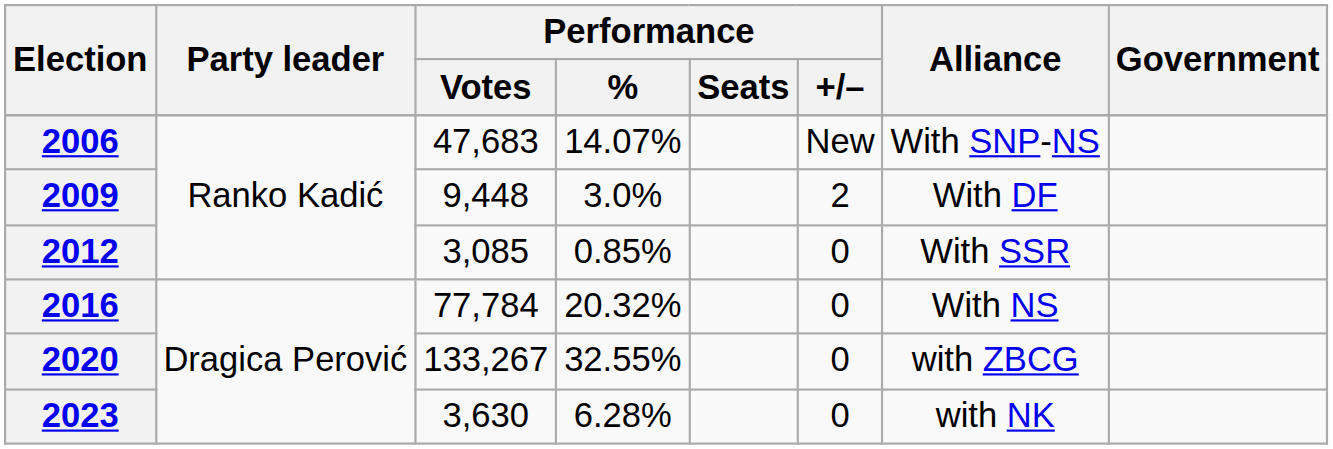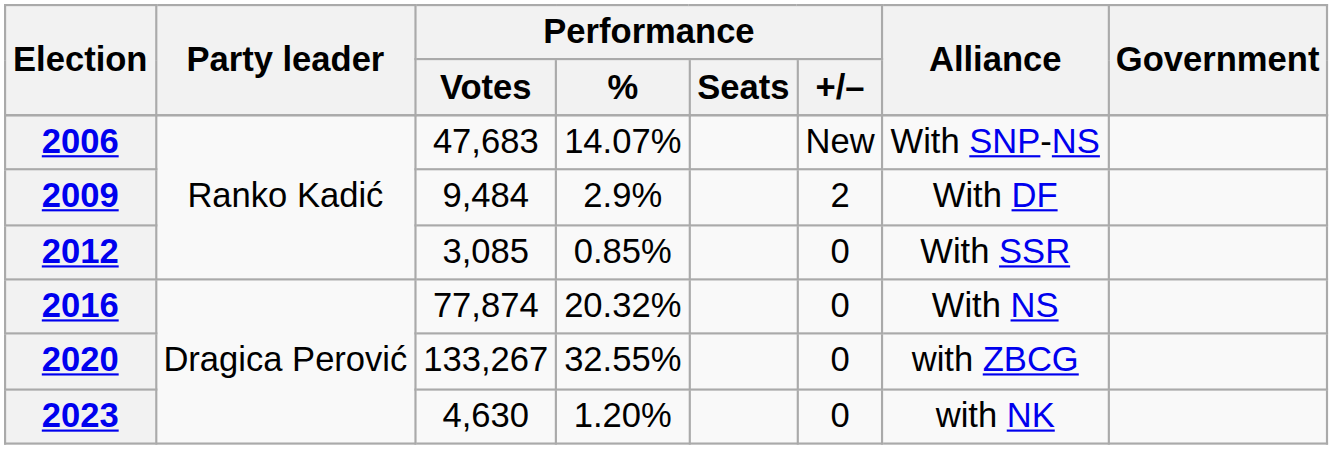(486, 196) 9,448 -> (486, 196) 9,484
(623, 196) 3.0% -> (623, 196) 2.9%
(486, 305) 77,784 -> (486, 305) 77,874
(486, 415) 3,630 -> (486, 415) 4,630
(623, 415) 6.28% -> (623, 415) 1.20%
